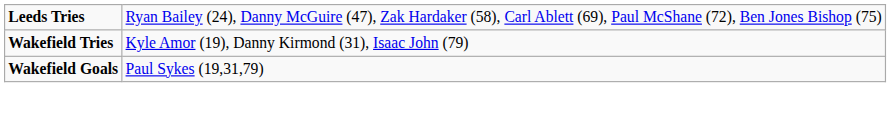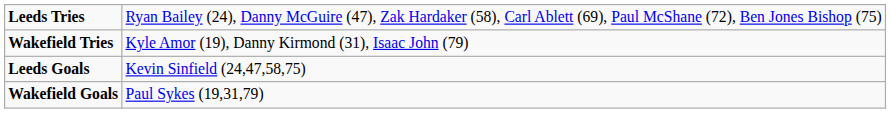+ row: (49, 68)
